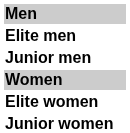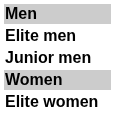- row: (59, 124)
